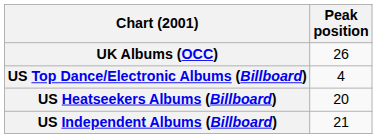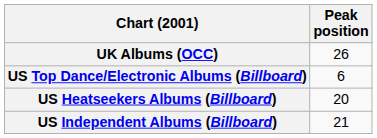(341, 76) 4 -> (341, 76) 6
